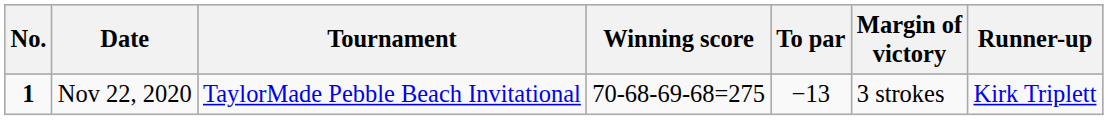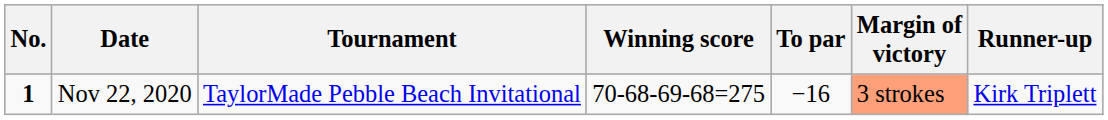(811, 94) −13 -> (811, 94) −16
(901, 94) no background -> (901, 94) lightsalmon background
